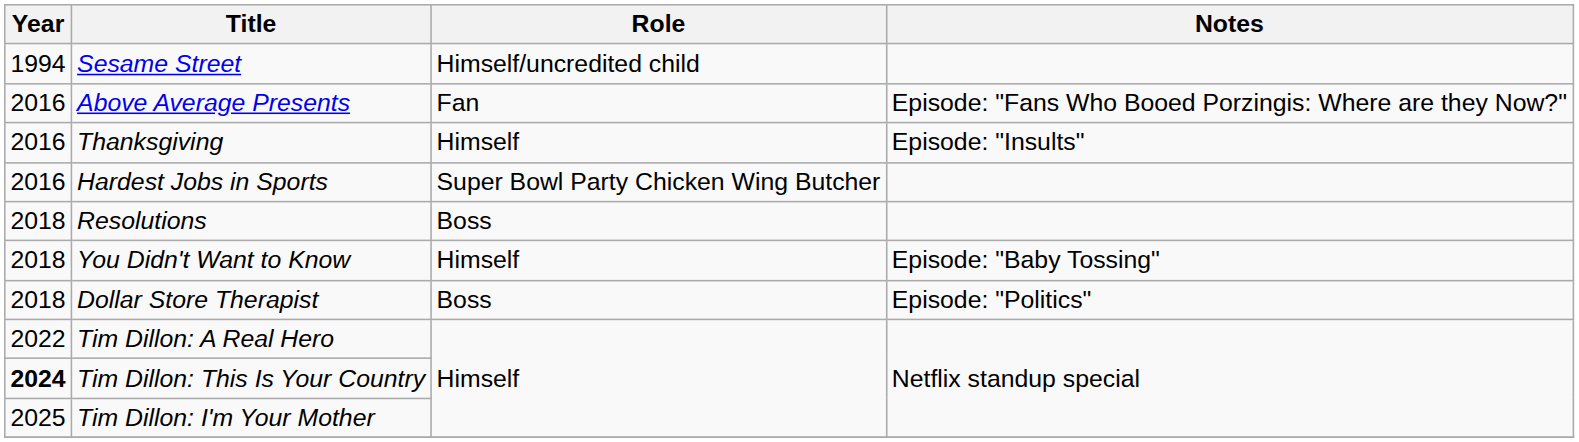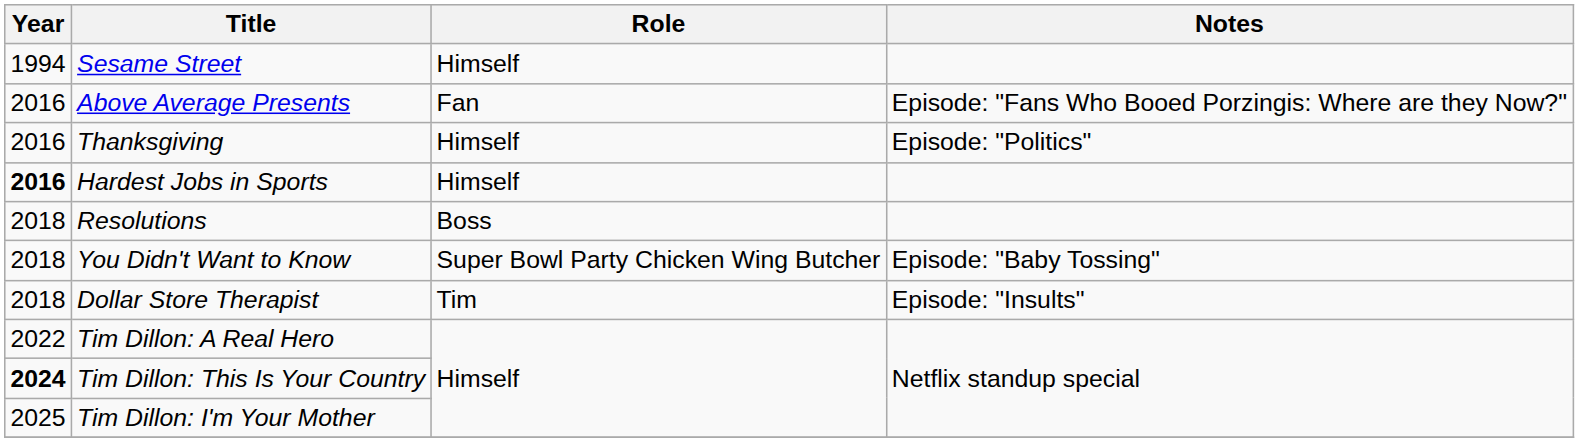(568, 63) Himself/uncredited child -> (478, 63) Himself
(988, 142) Episode: "Insults" -> (992, 142) Episode: "Politics"
(38, 181) normal -> (38, 181) bold
(658, 181) Super Bowl Party Chicken Wing Butcher -> (478, 181) Himself
(478, 260) Himself -> (658, 260) Super Bowl Party Chicken Wing Butcher
(464, 299) Boss -> (457, 299) Tim
(992, 299) Episode: "Politics" -> (988, 299) Episode: "Insults"
